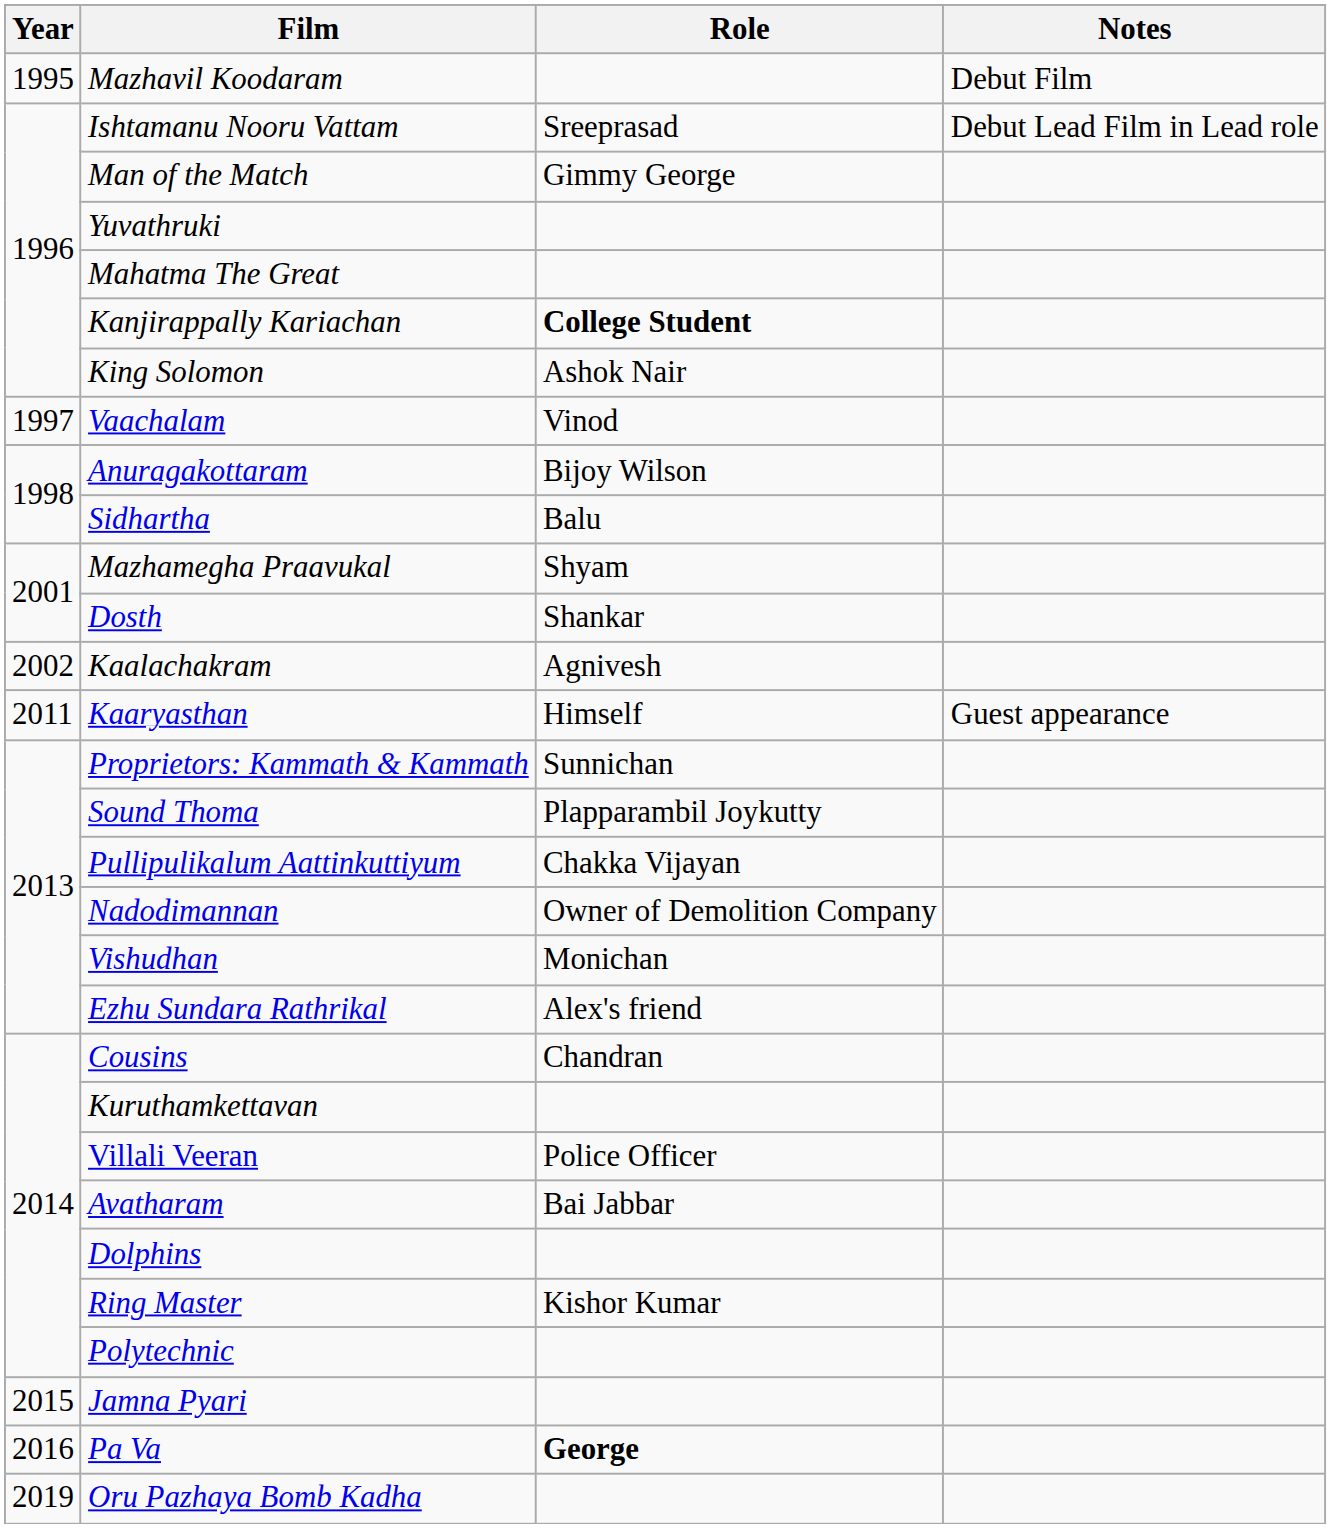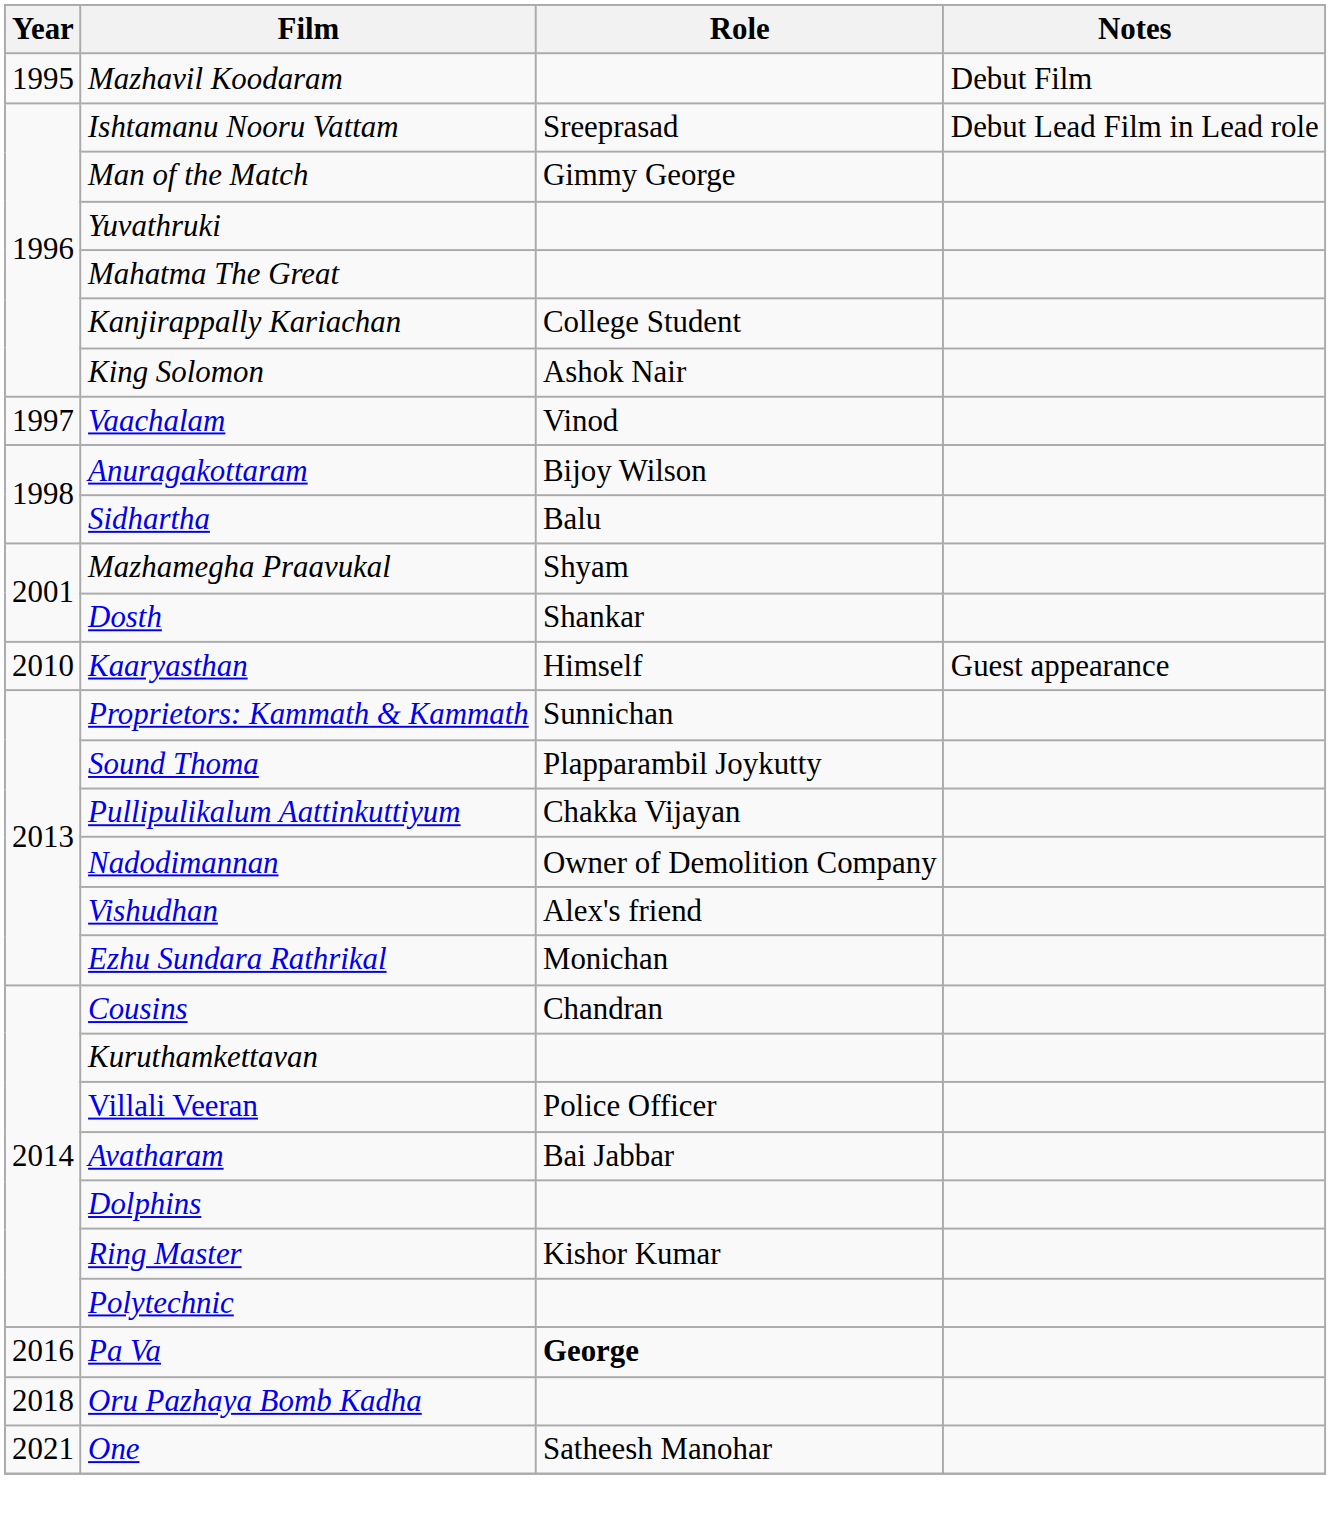(647, 322) bold -> (642, 322) normal
- row: (180, 665)
(42, 714) 2011 -> (43, 665) 2010
(606, 959) Monichan -> (622, 910) Alex's friend
(622, 1008) Alex's friend -> (606, 959) Monichan
- row: (167, 1400)
(43, 1498) 2019 -> (43, 1400) 2018
+ row: (114, 1449)
